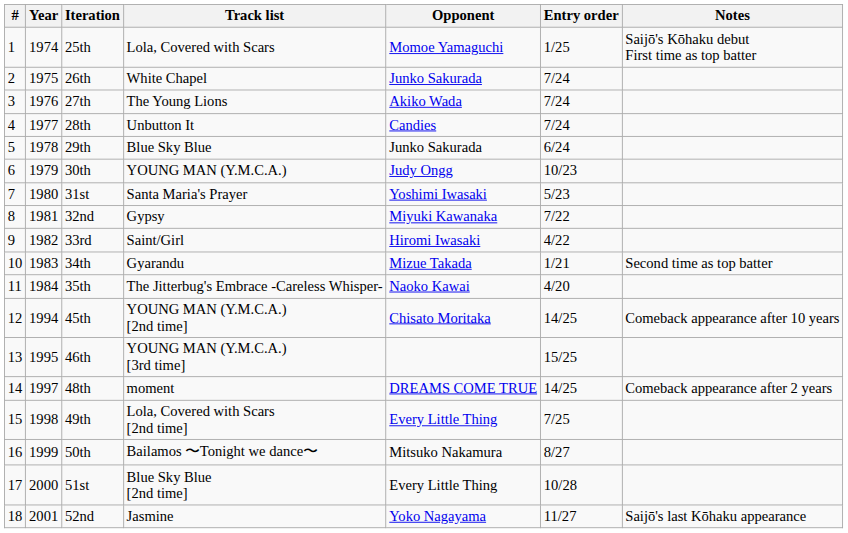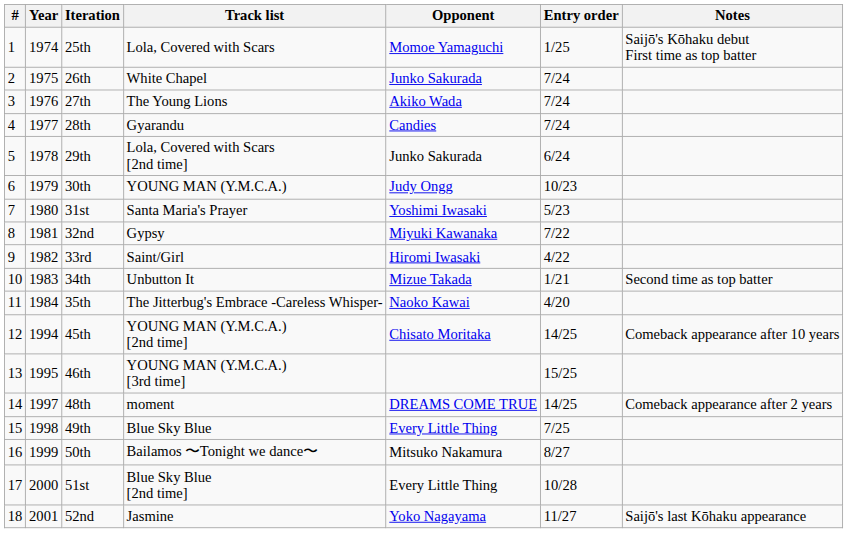(160, 124) Unbutton It -> (155, 124) Gyarandu
(169, 147) Blue Sky Blue -> (201, 156) Lola, Covered with Scars [2nd time]
(155, 263) Gyarandu -> (160, 279) Unbutton It
(201, 419) Lola, Covered with Scars [2nd time] -> (169, 427) Blue Sky Blue
